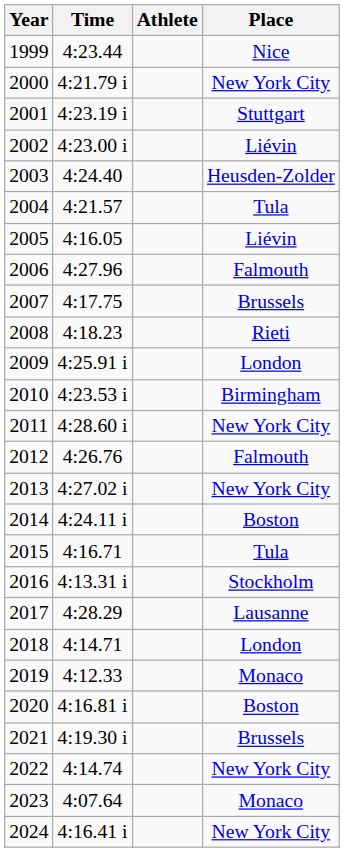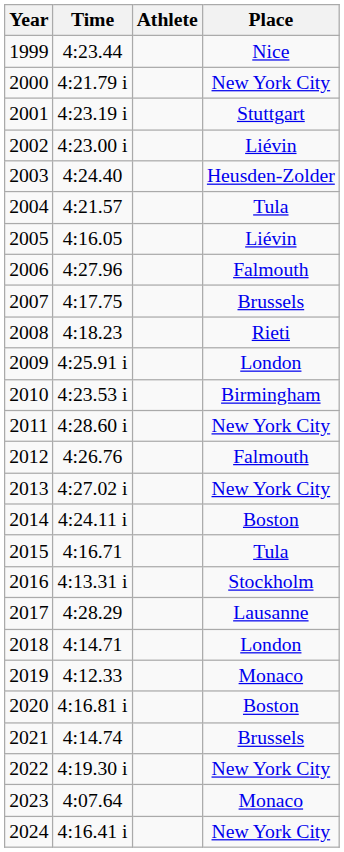(93, 737) 4:19.30 i -> (93, 737) 4:14.74
(93, 769) 4:14.74 -> (93, 769) 4:19.30 i
